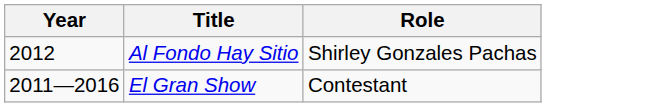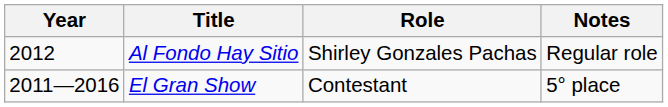+ column: (602, 20)
